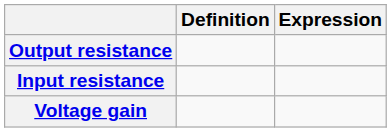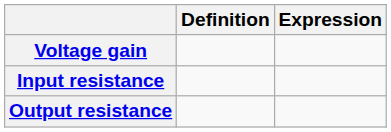rows swapped: (91, 111) <-> (91, 50)
